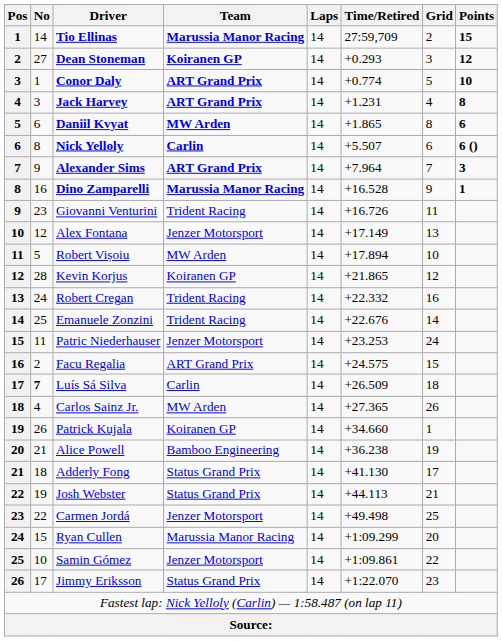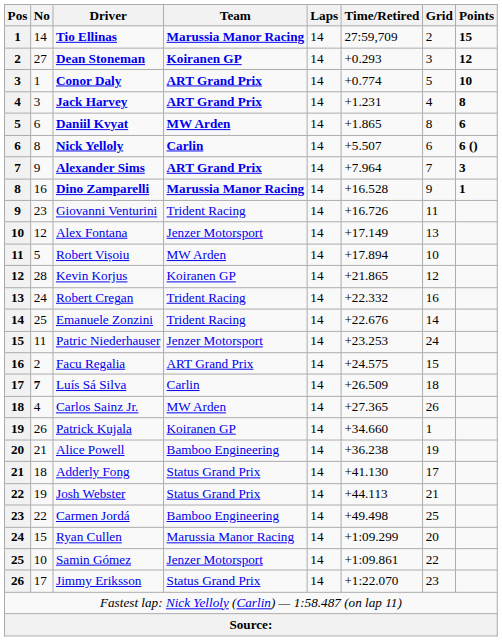(215, 515) Jenzer Motorsport -> (223, 515) Bamboo Engineering
